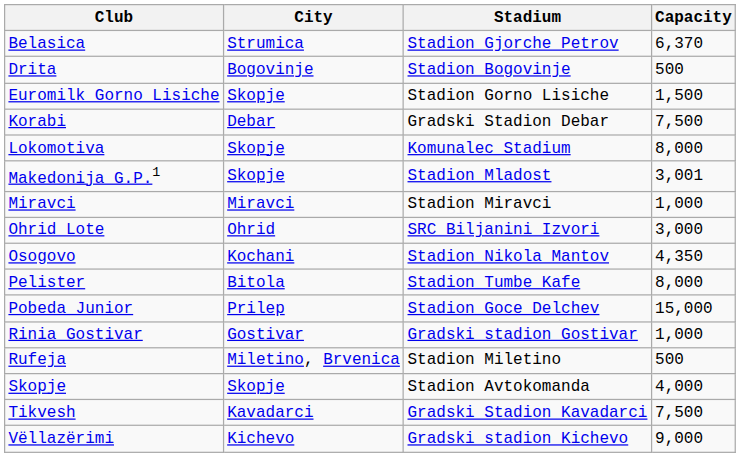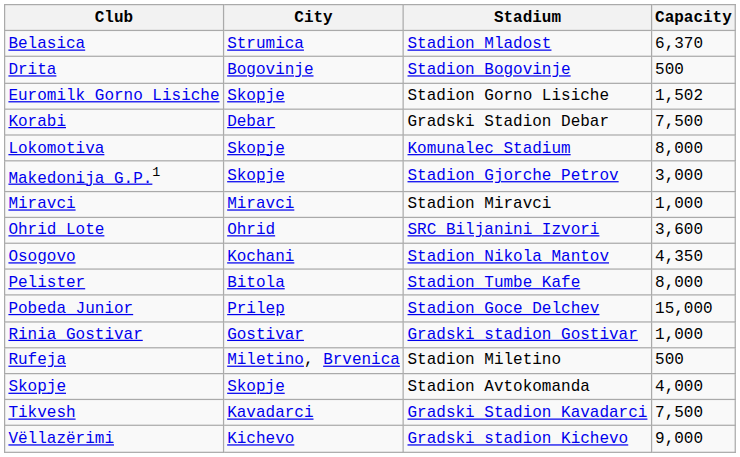(513, 44) Stadion Gjorche Petrov -> (479, 44) Stadion Mladost
(679, 96) 1,500 -> (679, 96) 1,502
(479, 176) Stadion Mladost -> (513, 176) Stadion Gjorche Petrov
(679, 176) 3,001 -> (679, 176) 3,000
(679, 230) 3,000 -> (679, 230) 3,600
